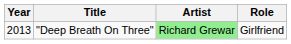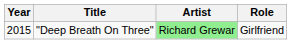(19, 30) 2013 -> (19, 30) 2015
